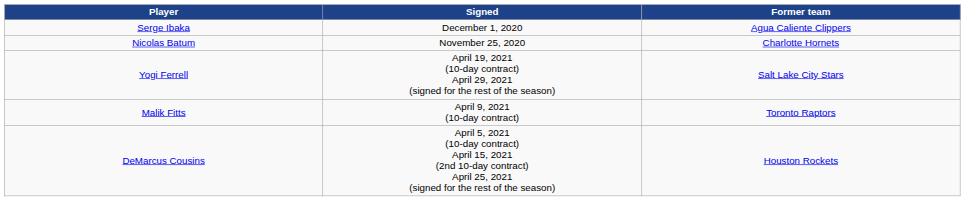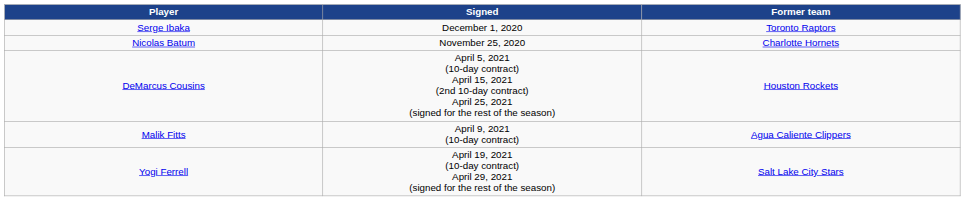(801, 27) Agua Caliente Clippers -> (801, 27) Toronto Raptors
rows swapped: (164, 161) <-> (164, 75)
(801, 112) Toronto Raptors -> (801, 134) Agua Caliente Clippers
